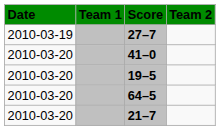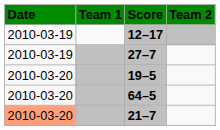+ row: (145, 35)
- row: (142, 55)
(40, 116) no background -> (40, 116) lightsalmon background
